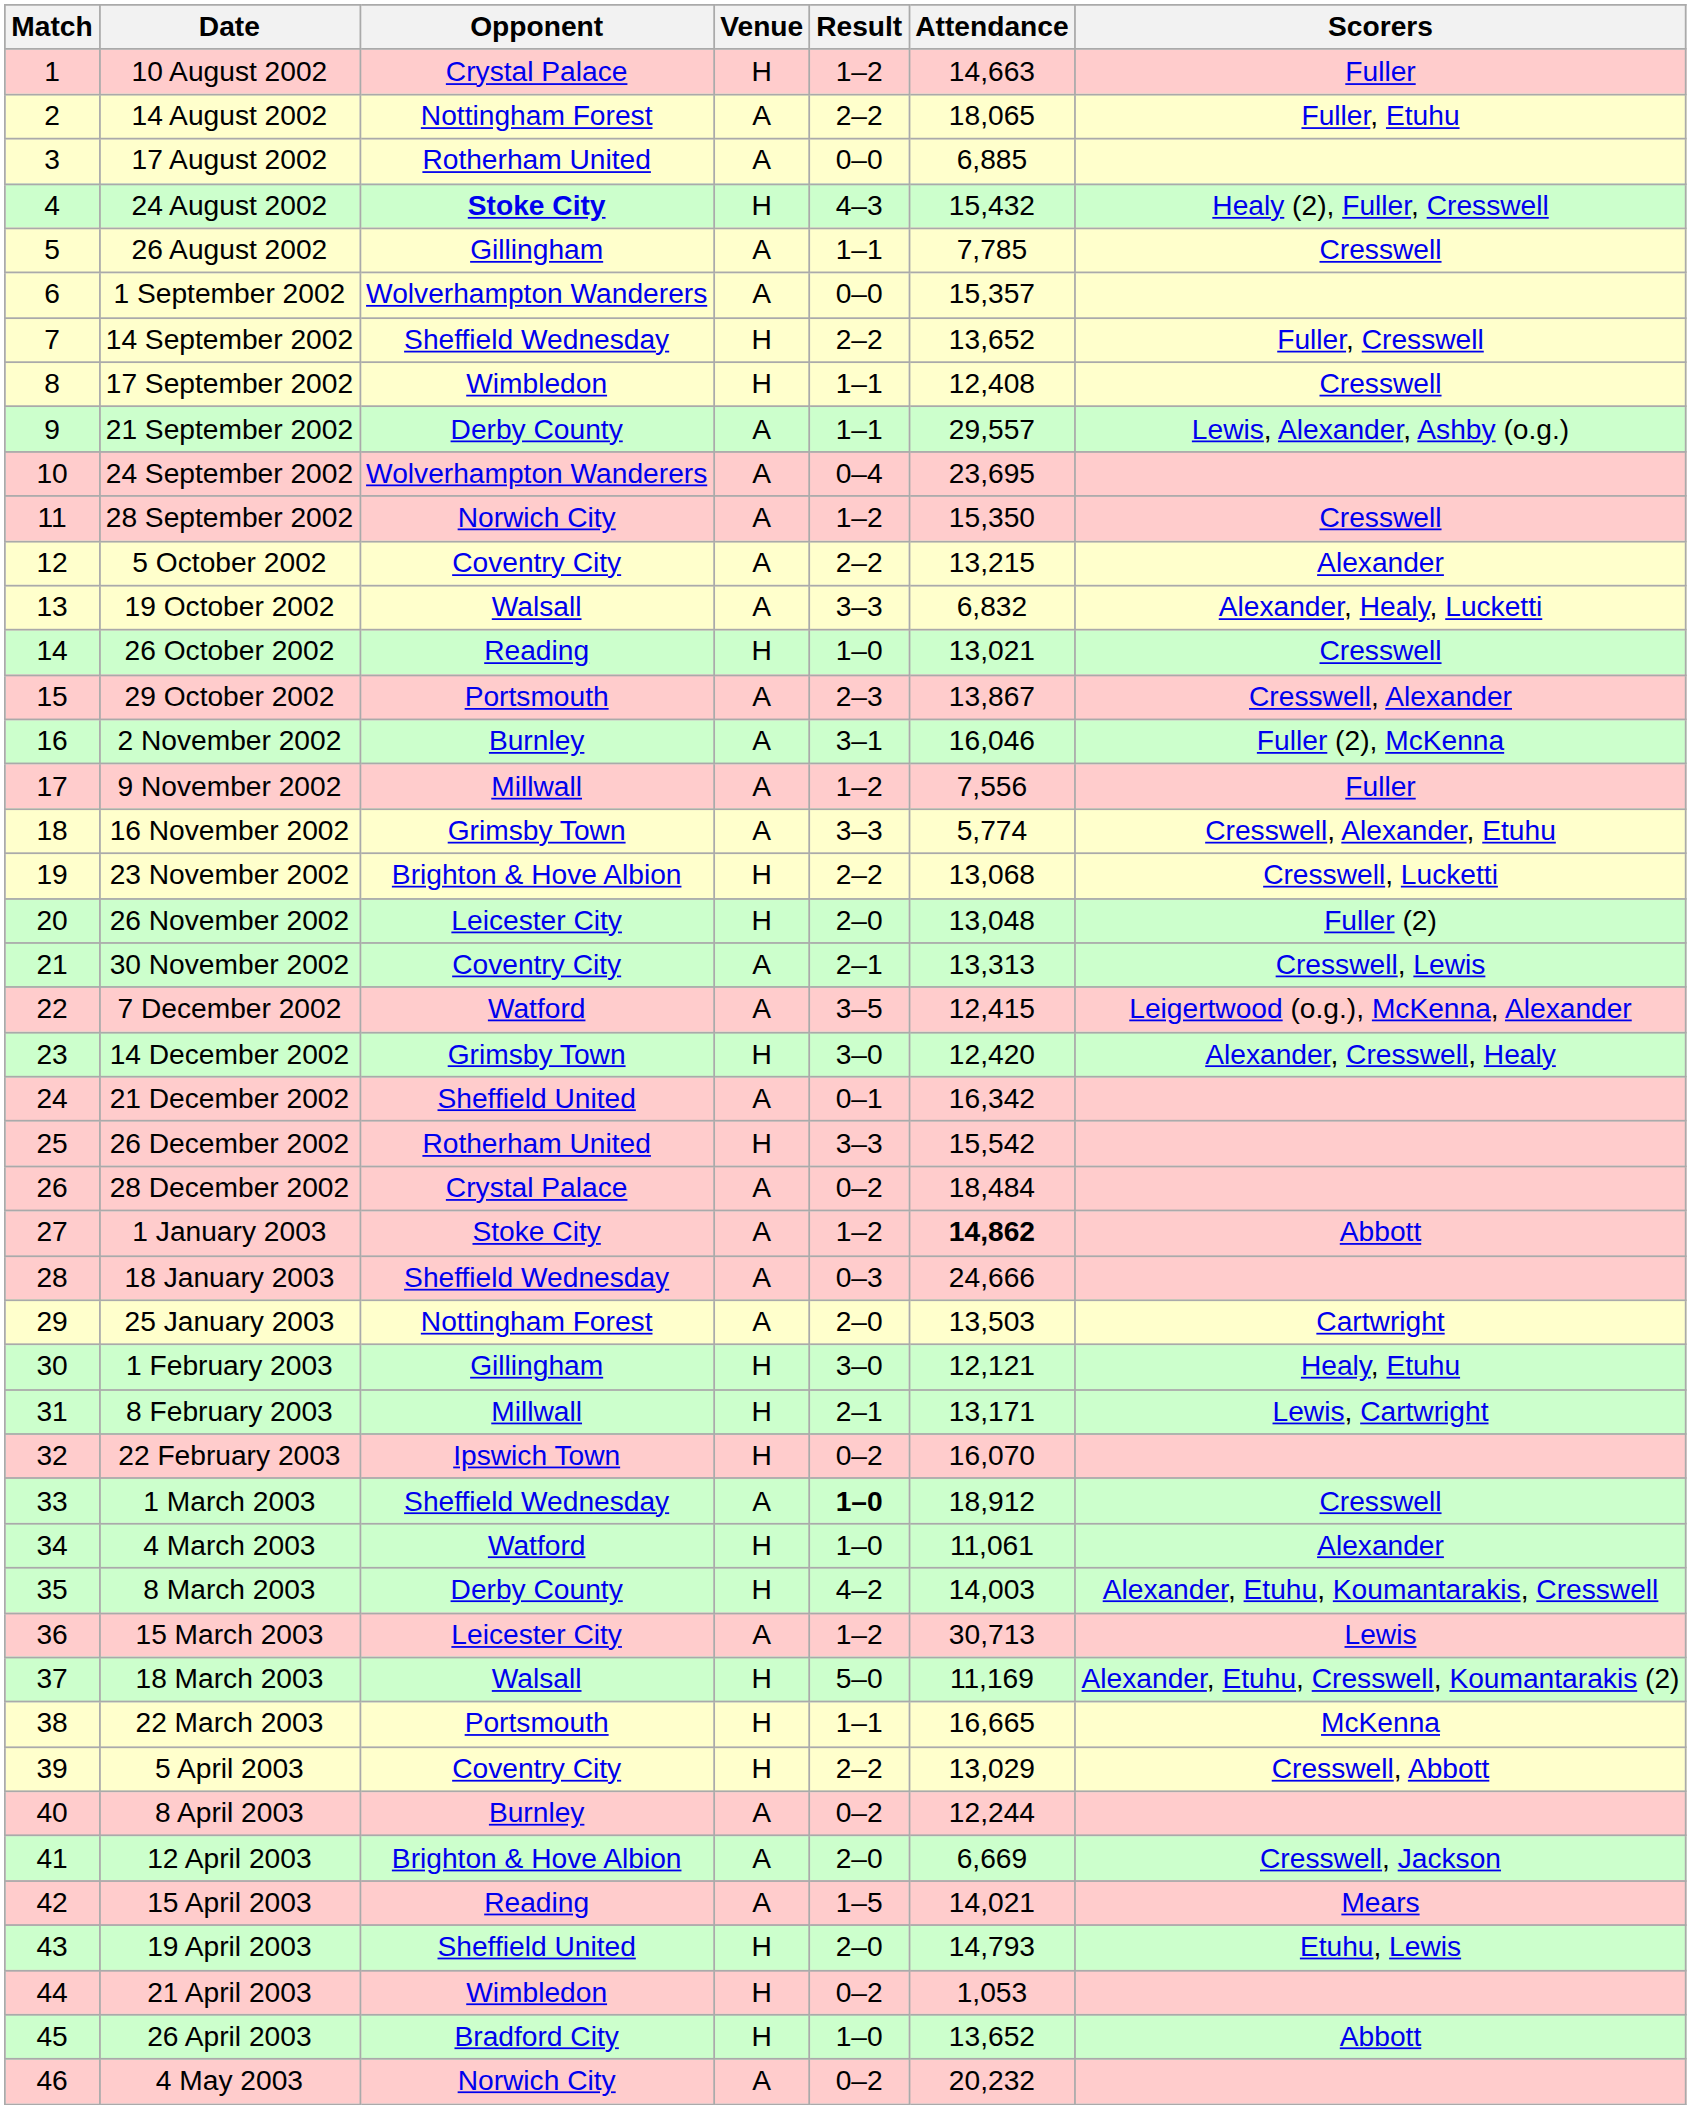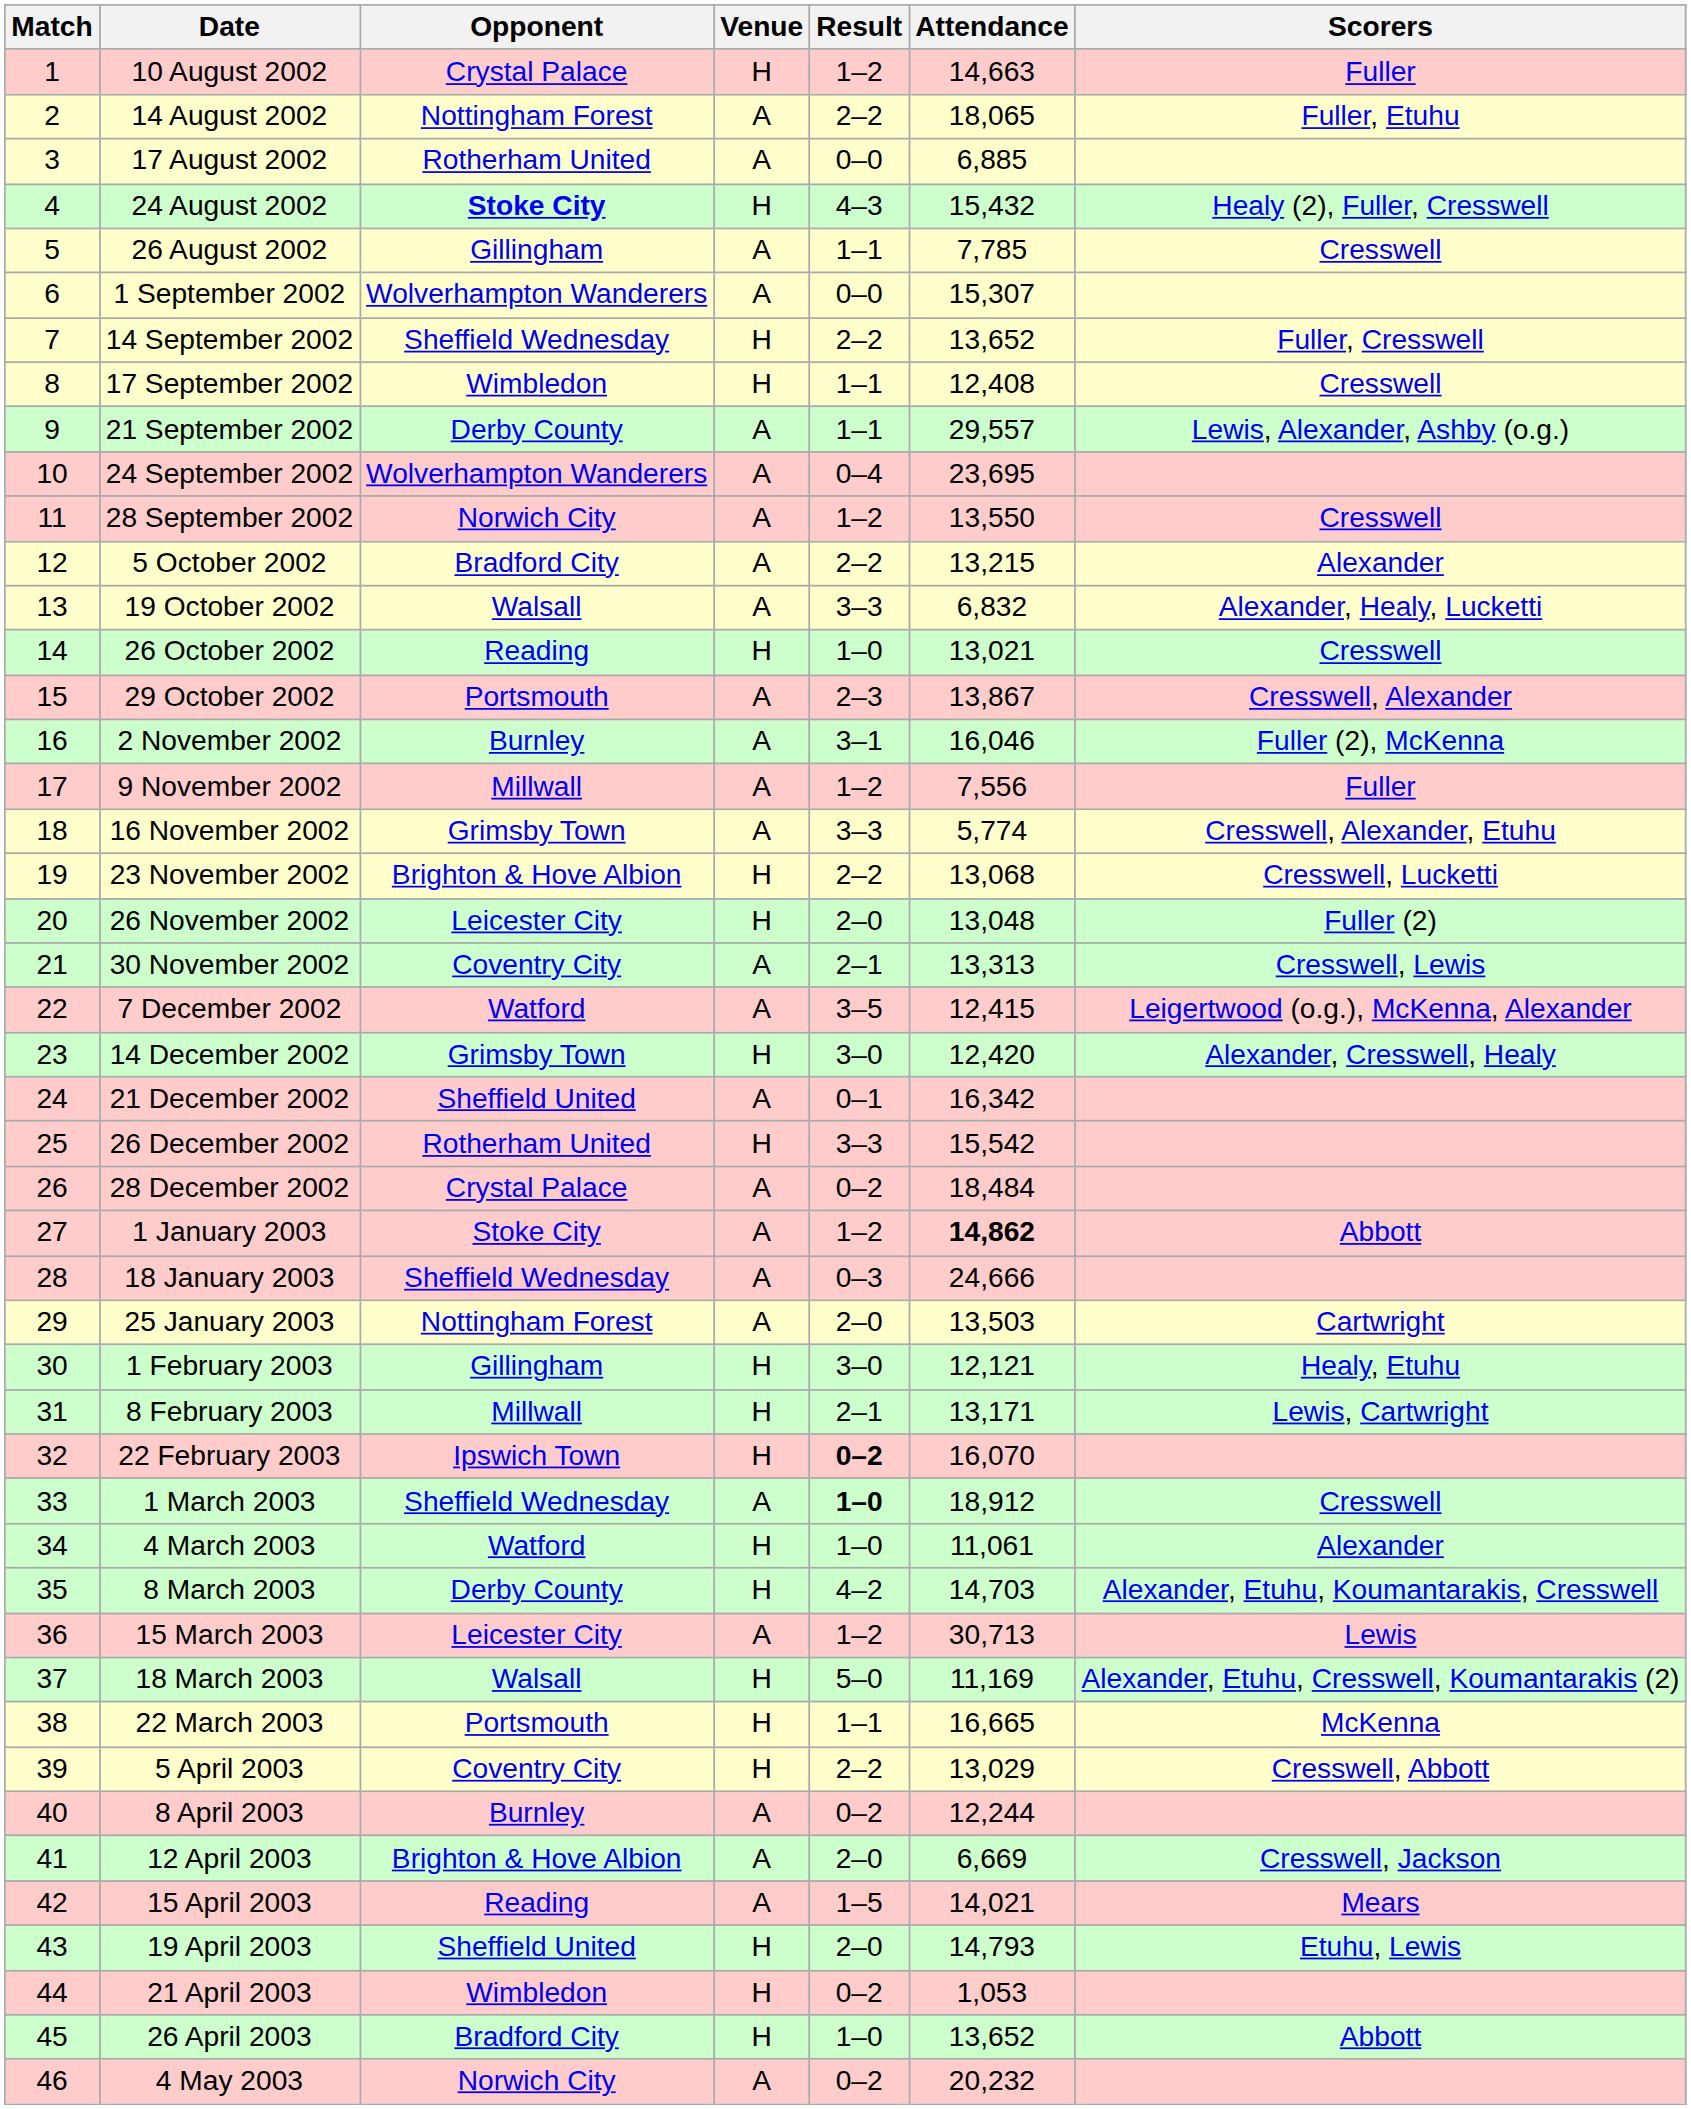(992, 294) 15,357 -> (992, 294) 15,307
(992, 518) 15,350 -> (992, 518) 13,550
(537, 562) Coventry City -> (537, 562) Bradford City
(859, 1455) normal -> (859, 1455) bold
(992, 1589) 14,003 -> (992, 1589) 14,703
